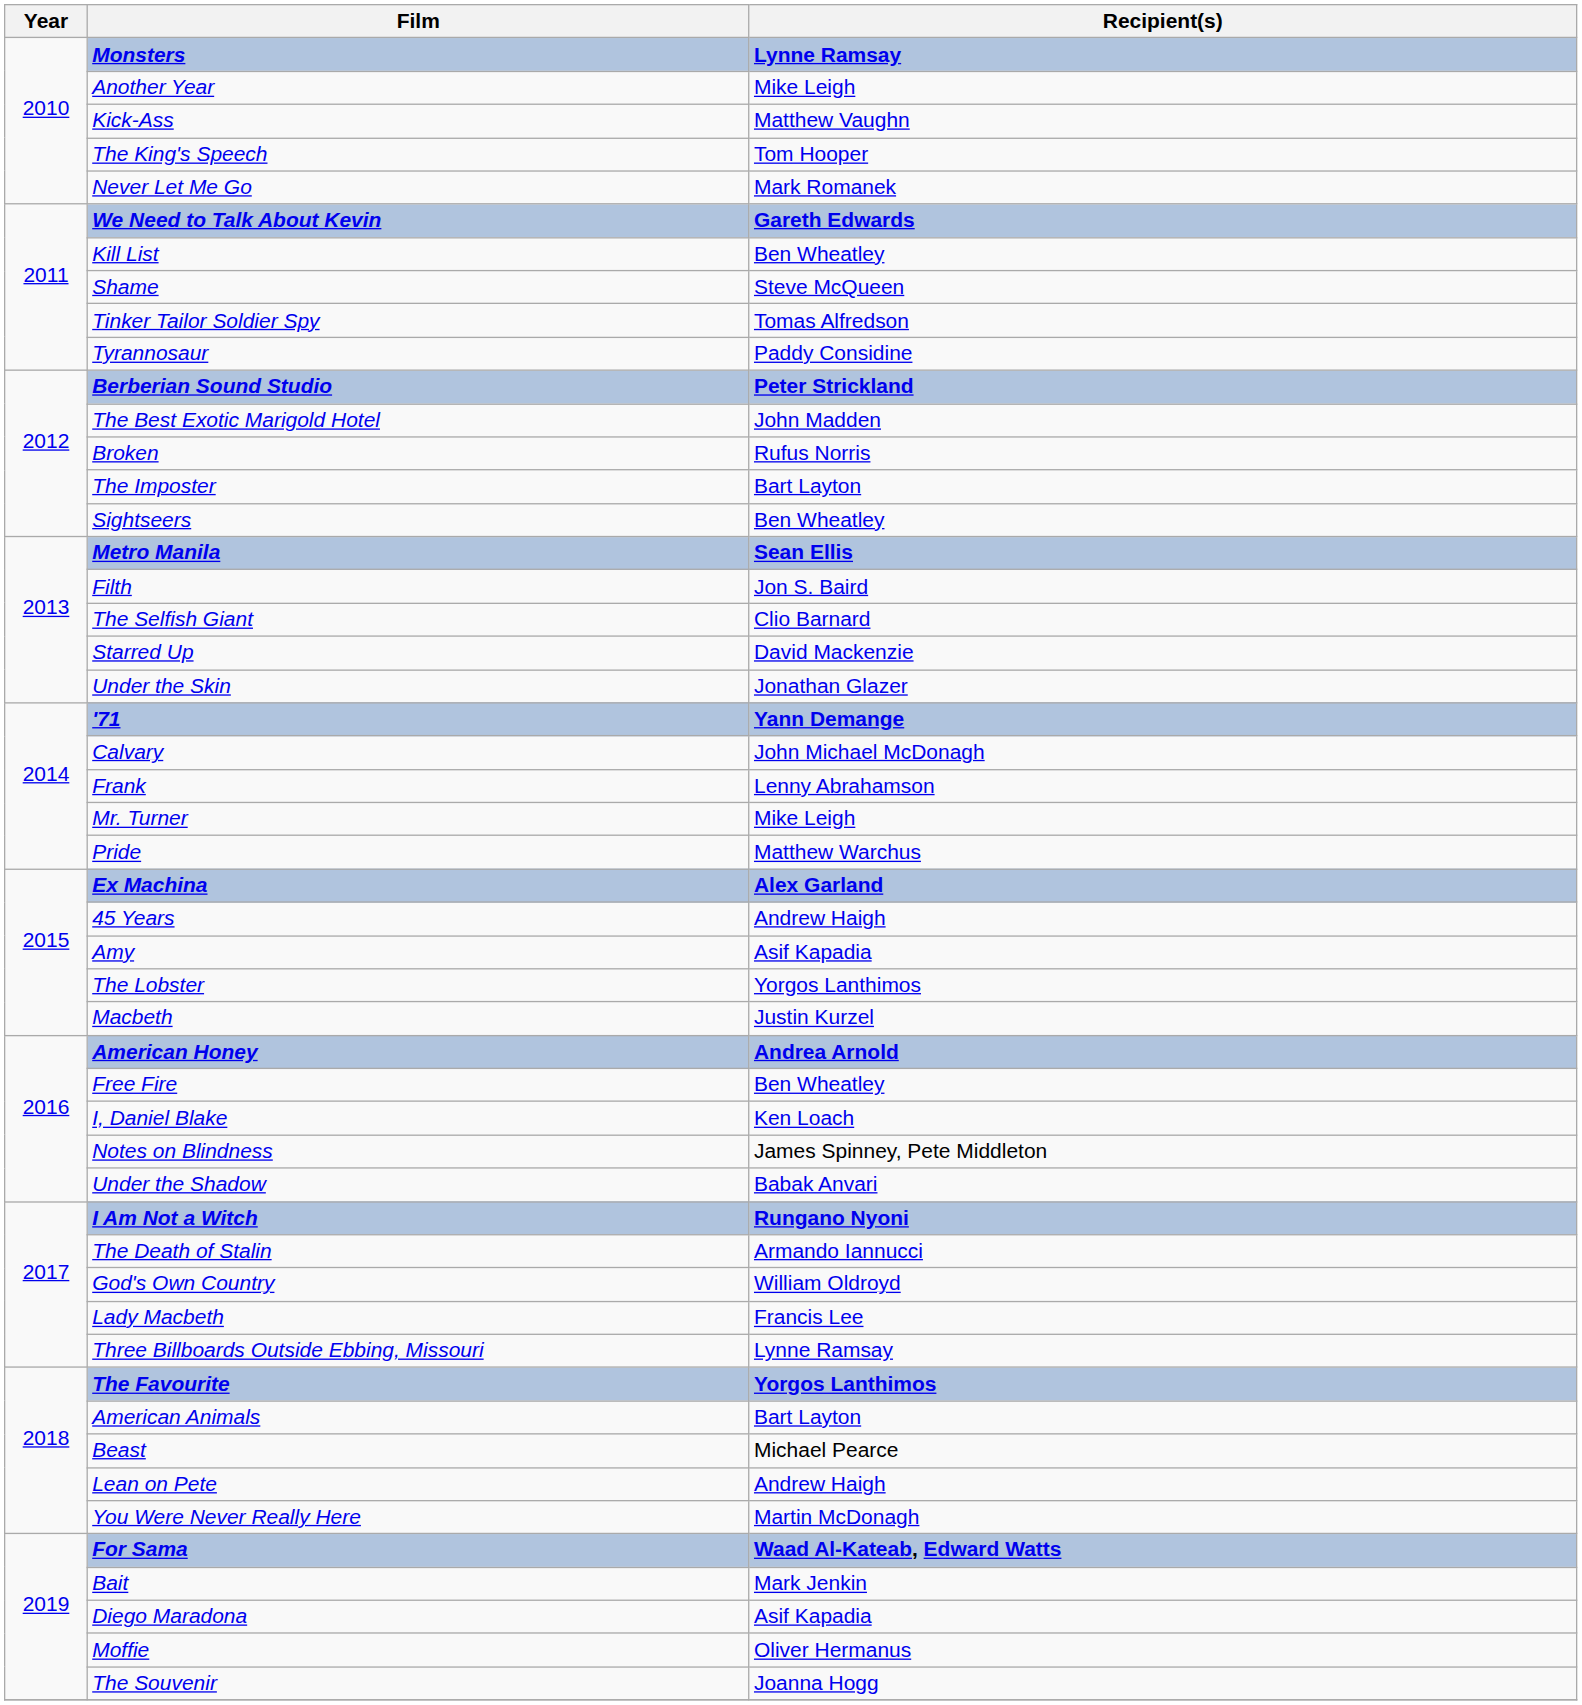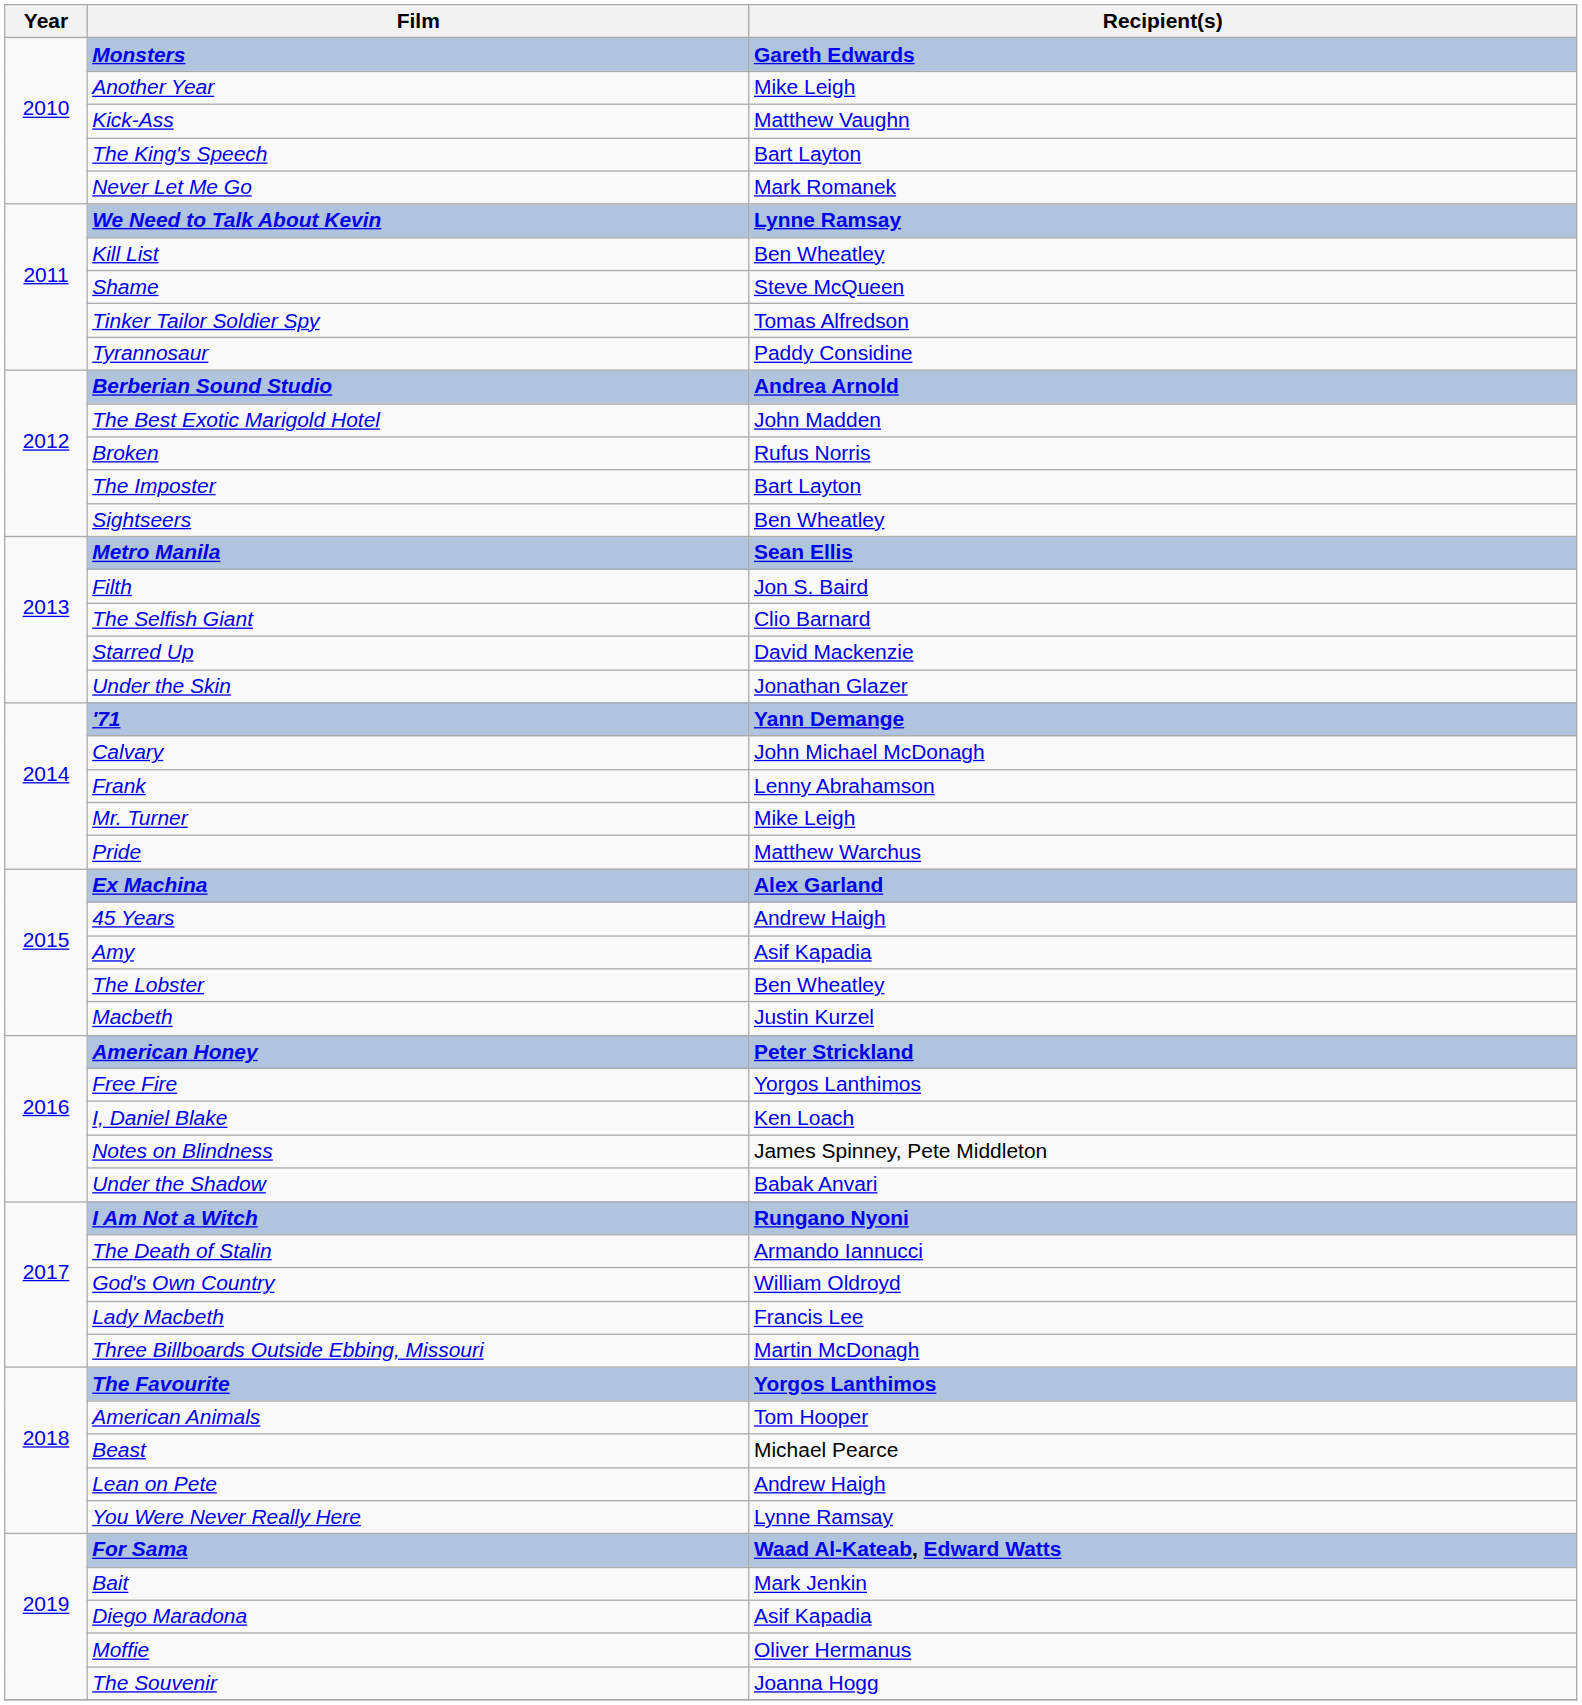(828, 54) Lynne Ramsay -> (834, 54) Gareth Edwards
(811, 154) Tom Hooper -> (808, 154) Bart Layton
(834, 220) Gareth Edwards -> (828, 220) Lynne Ramsay
(834, 386) Peter Strickland -> (826, 386) Andrea Arnold
(837, 985) Yorgos Lanthimos -> (819, 985) Ben Wheatley
(826, 1051) Andrea Arnold -> (834, 1051) Peter Strickland
(819, 1084) Ben Wheatley -> (837, 1084) Yorgos Lanthimos
(823, 1350) Lynne Ramsay -> (837, 1350) Martin McDonagh
(808, 1417) Bart Layton -> (811, 1417) Tom Hooper
(837, 1516) Martin McDonagh -> (823, 1516) Lynne Ramsay
